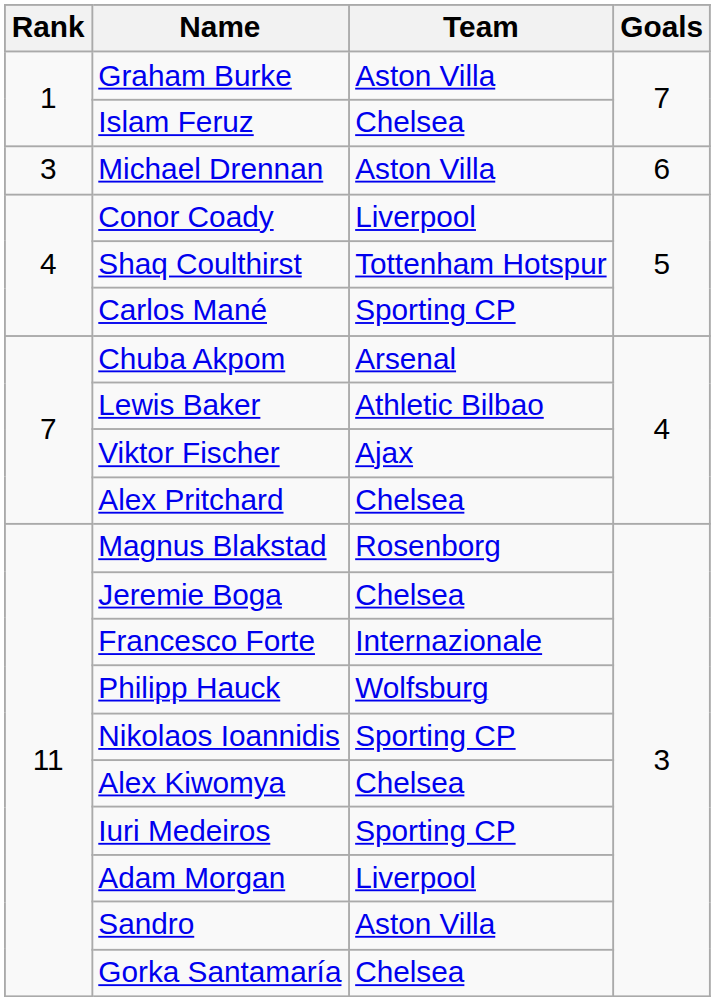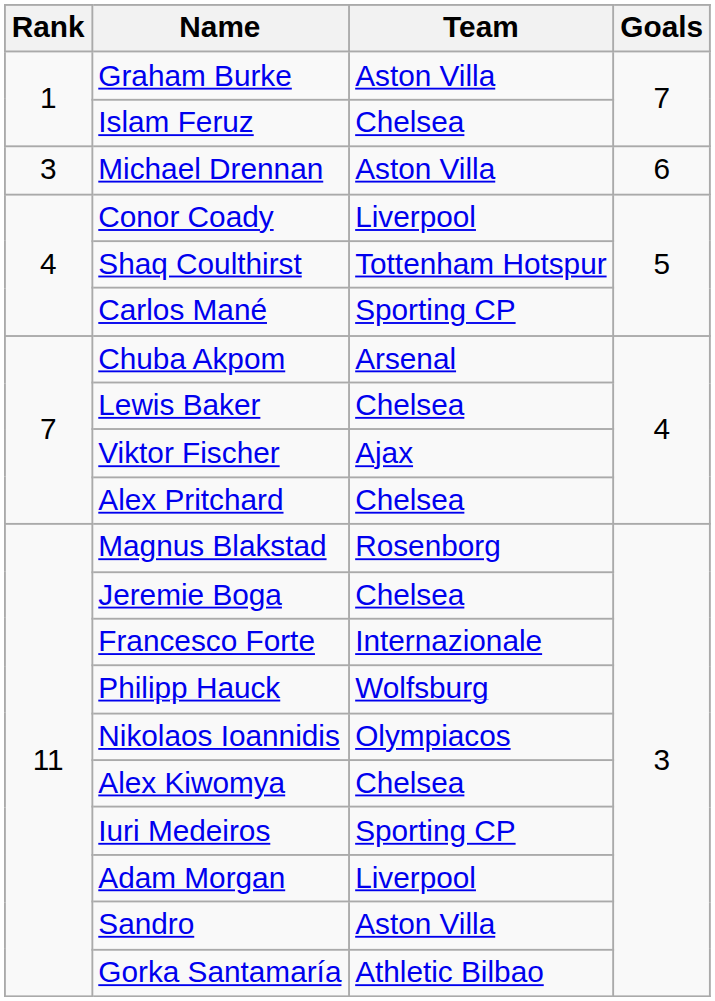(449, 405) Athletic Bilbao -> (410, 405) Chelsea
(435, 736) Sporting CP -> (433, 736) Olympiacos
(410, 972) Chelsea -> (449, 972) Athletic Bilbao
